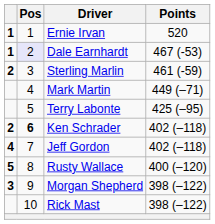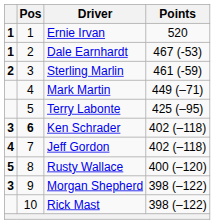(30, 52) lavender background -> (30, 52) no background
(11, 128) 2 -> (11, 128) 3
